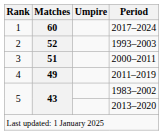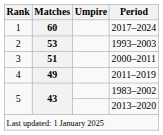(52, 43) 52 -> (52, 43) 53
